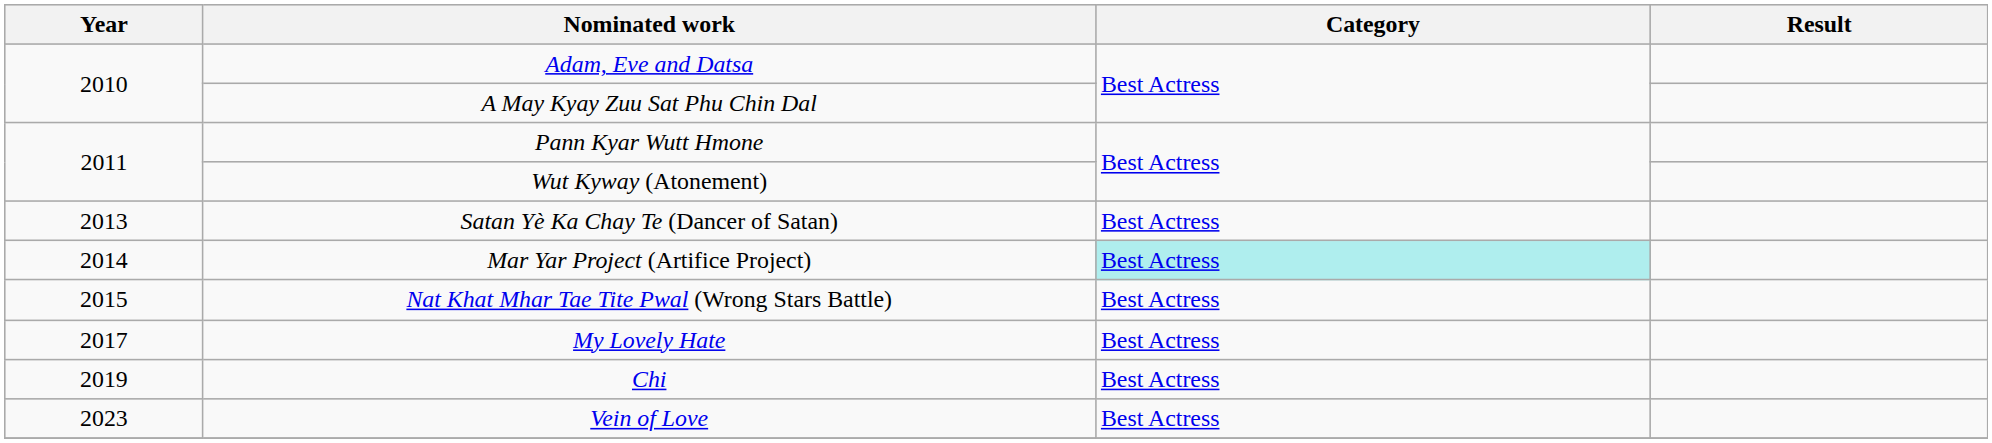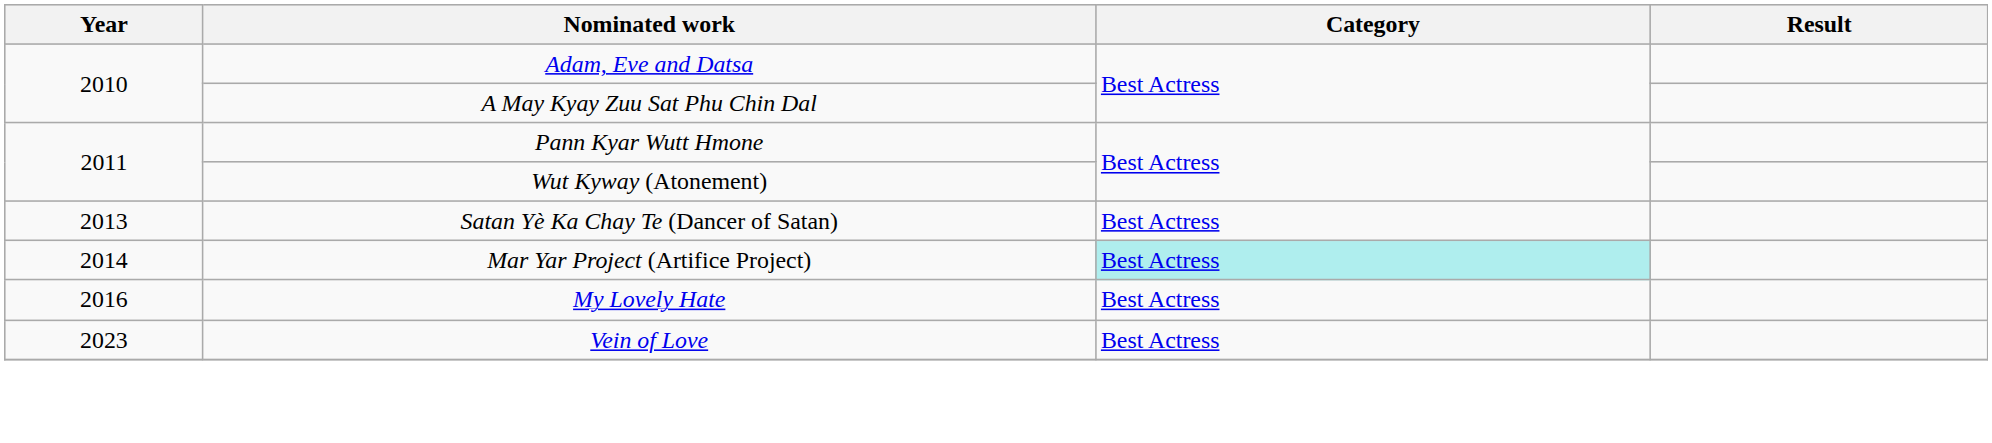- row: (649, 299)
(104, 339) 2017 -> (104, 299) 2016
- row: (649, 378)
